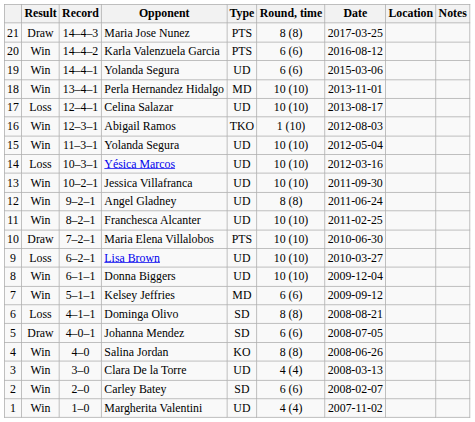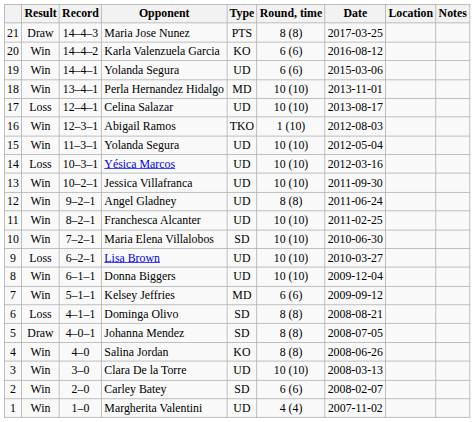(242, 51) PTS -> (242, 51) KO
(41, 239) Draw -> (41, 239) Win
(242, 239) PTS -> (242, 239) SD
(291, 333) 6 (6) -> (291, 333) 8 (8)
(291, 370) 4 (4) -> (291, 370) 10 (10)
